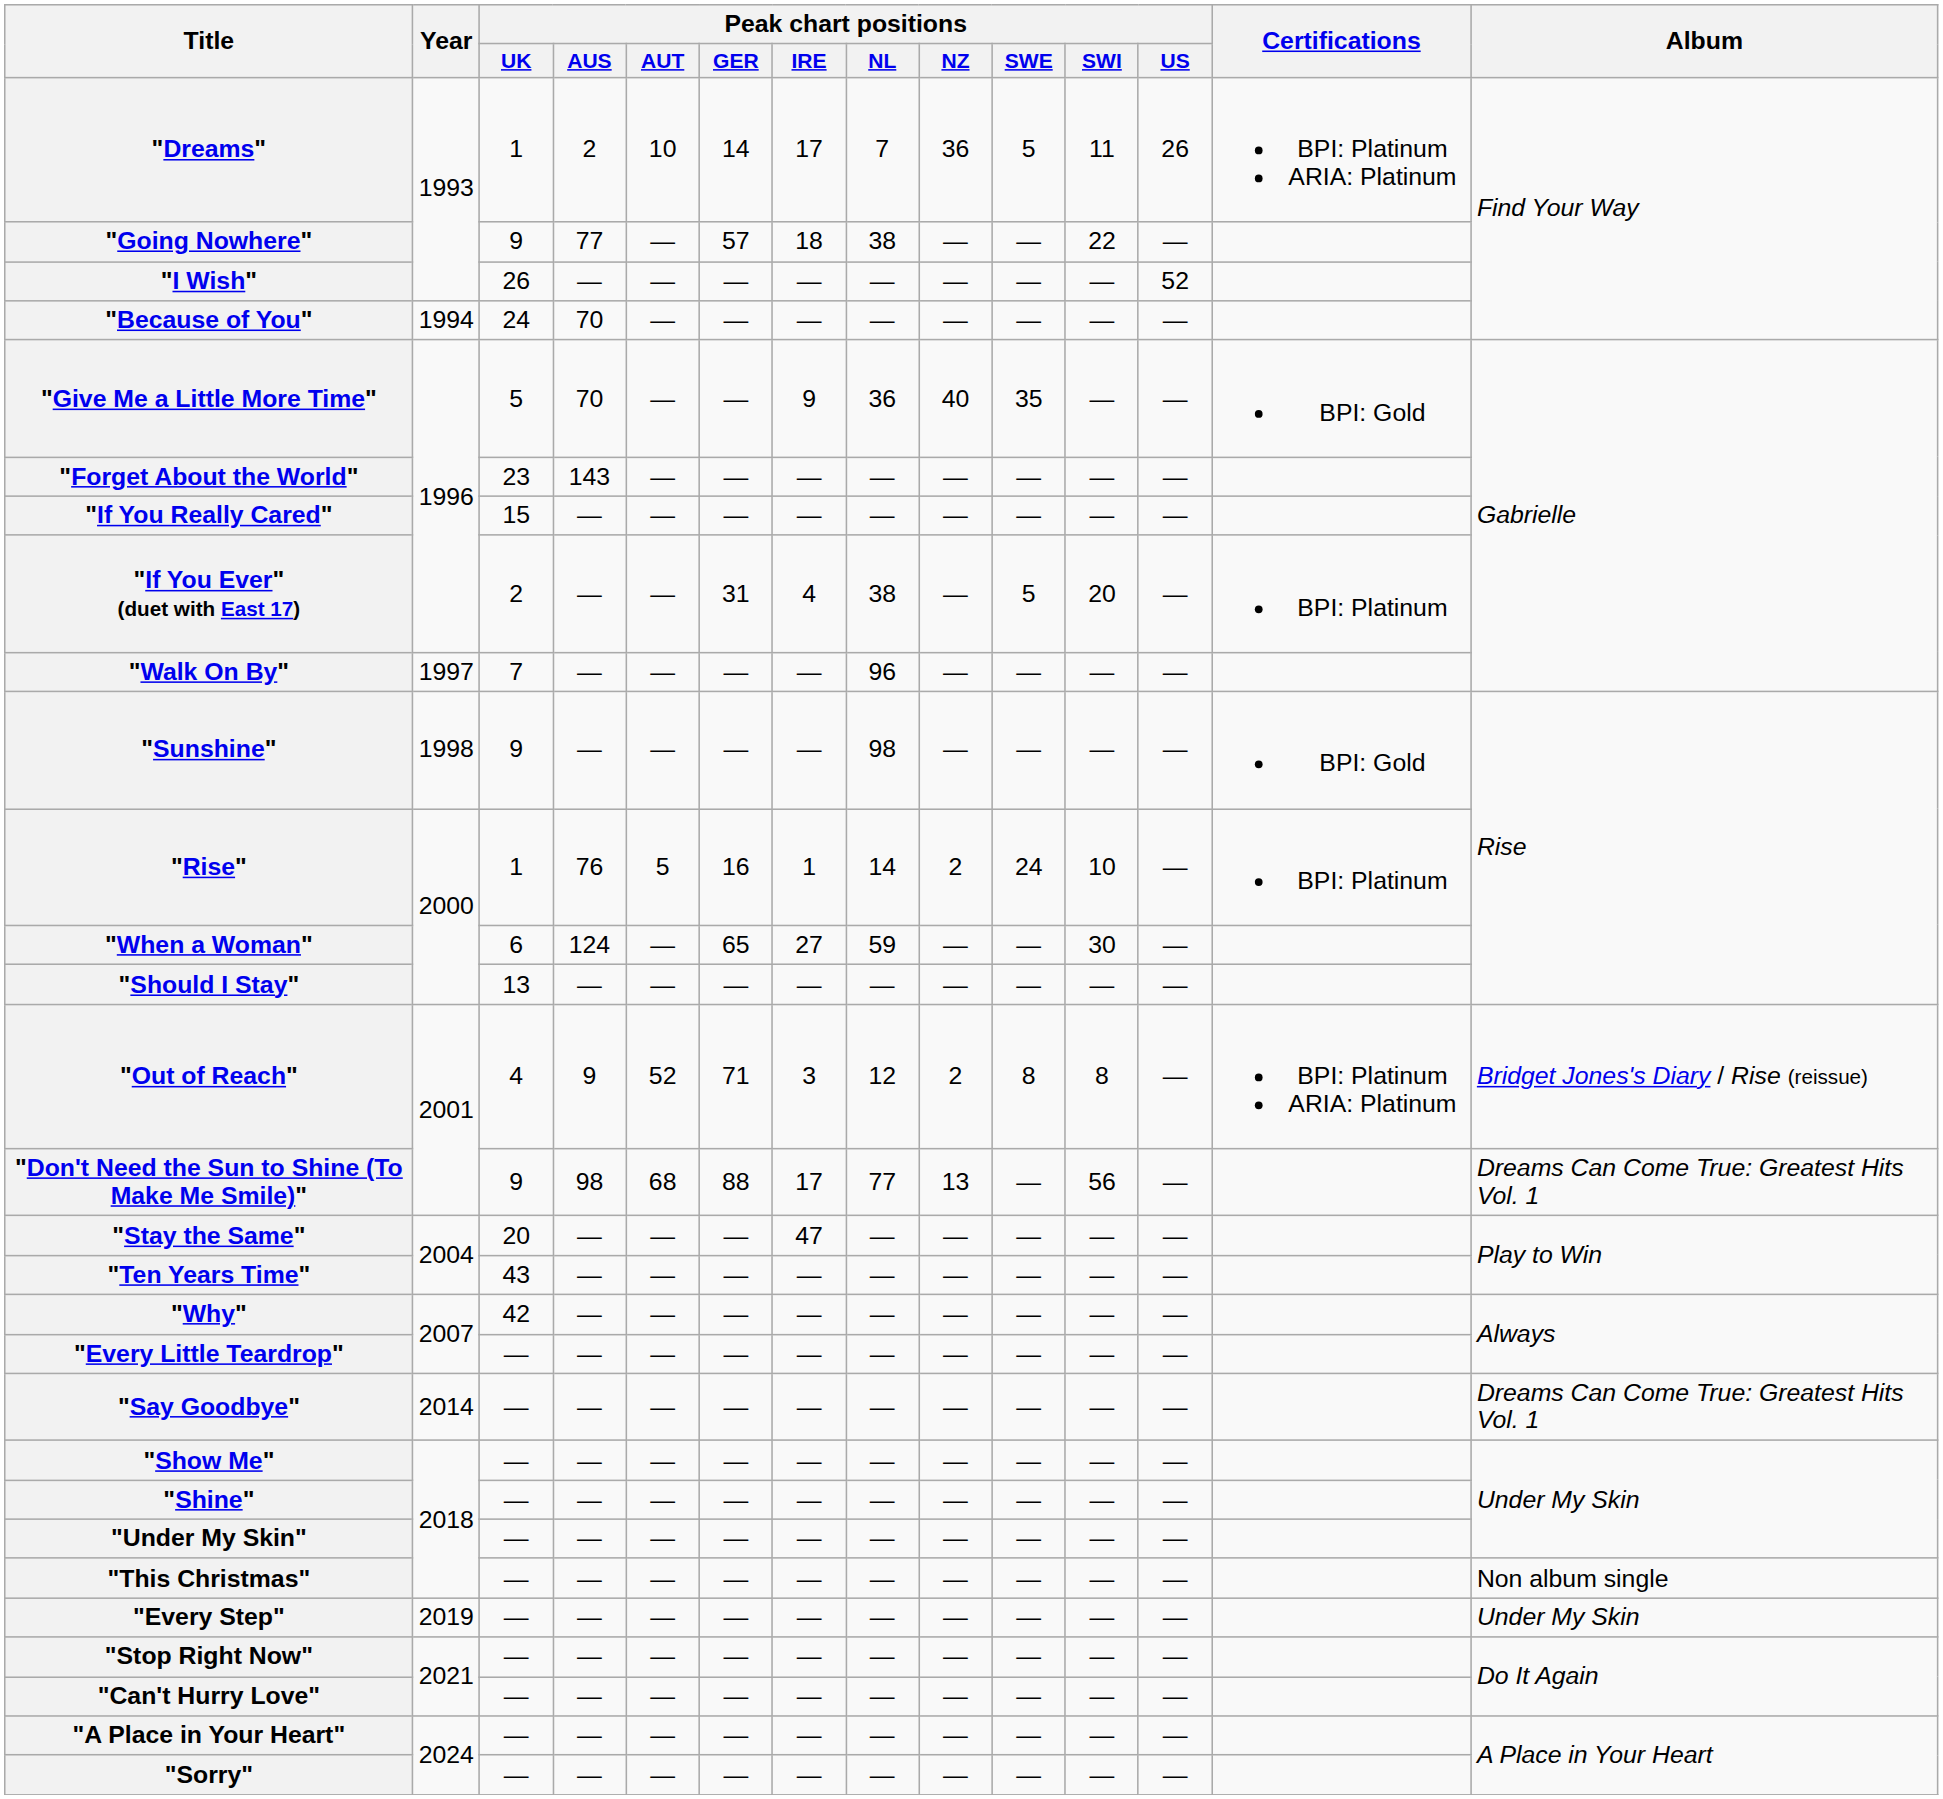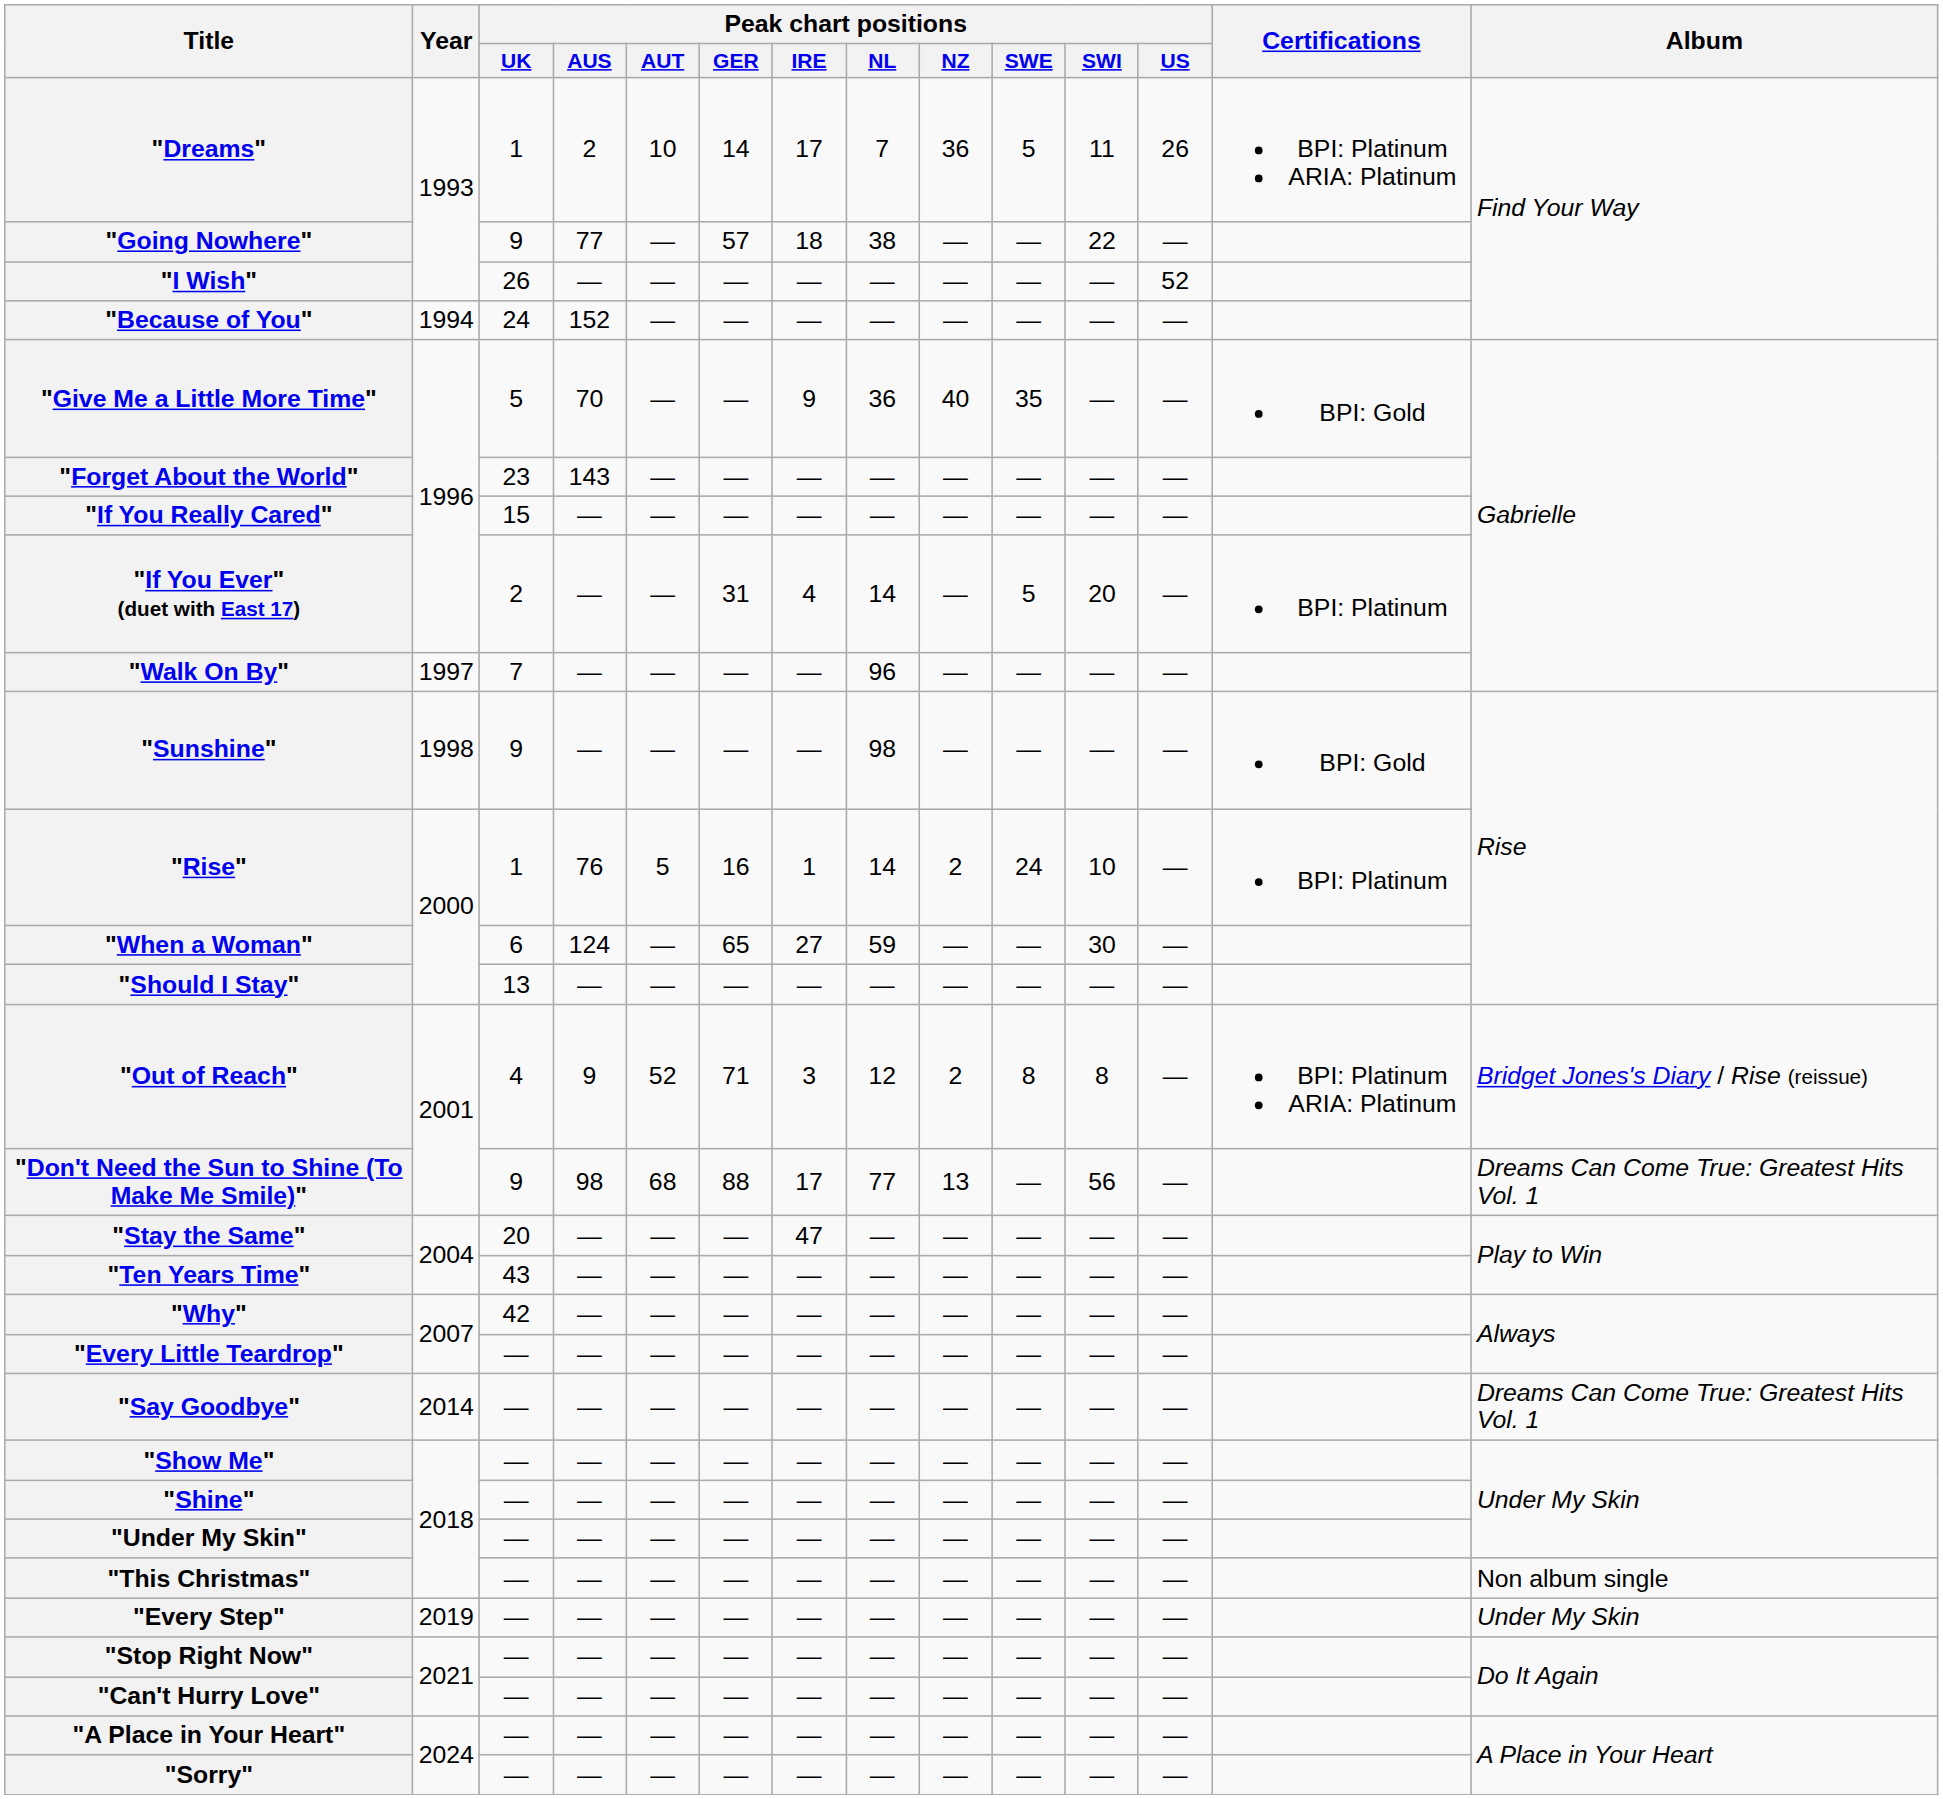(589, 320) 70 -> (589, 320) 152
(882, 593) 38 -> (882, 593) 14
